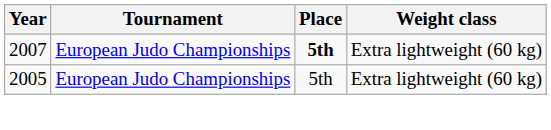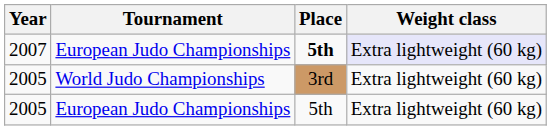(446, 49) no background -> (446, 49) lavender background
+ row: (28, 79)
